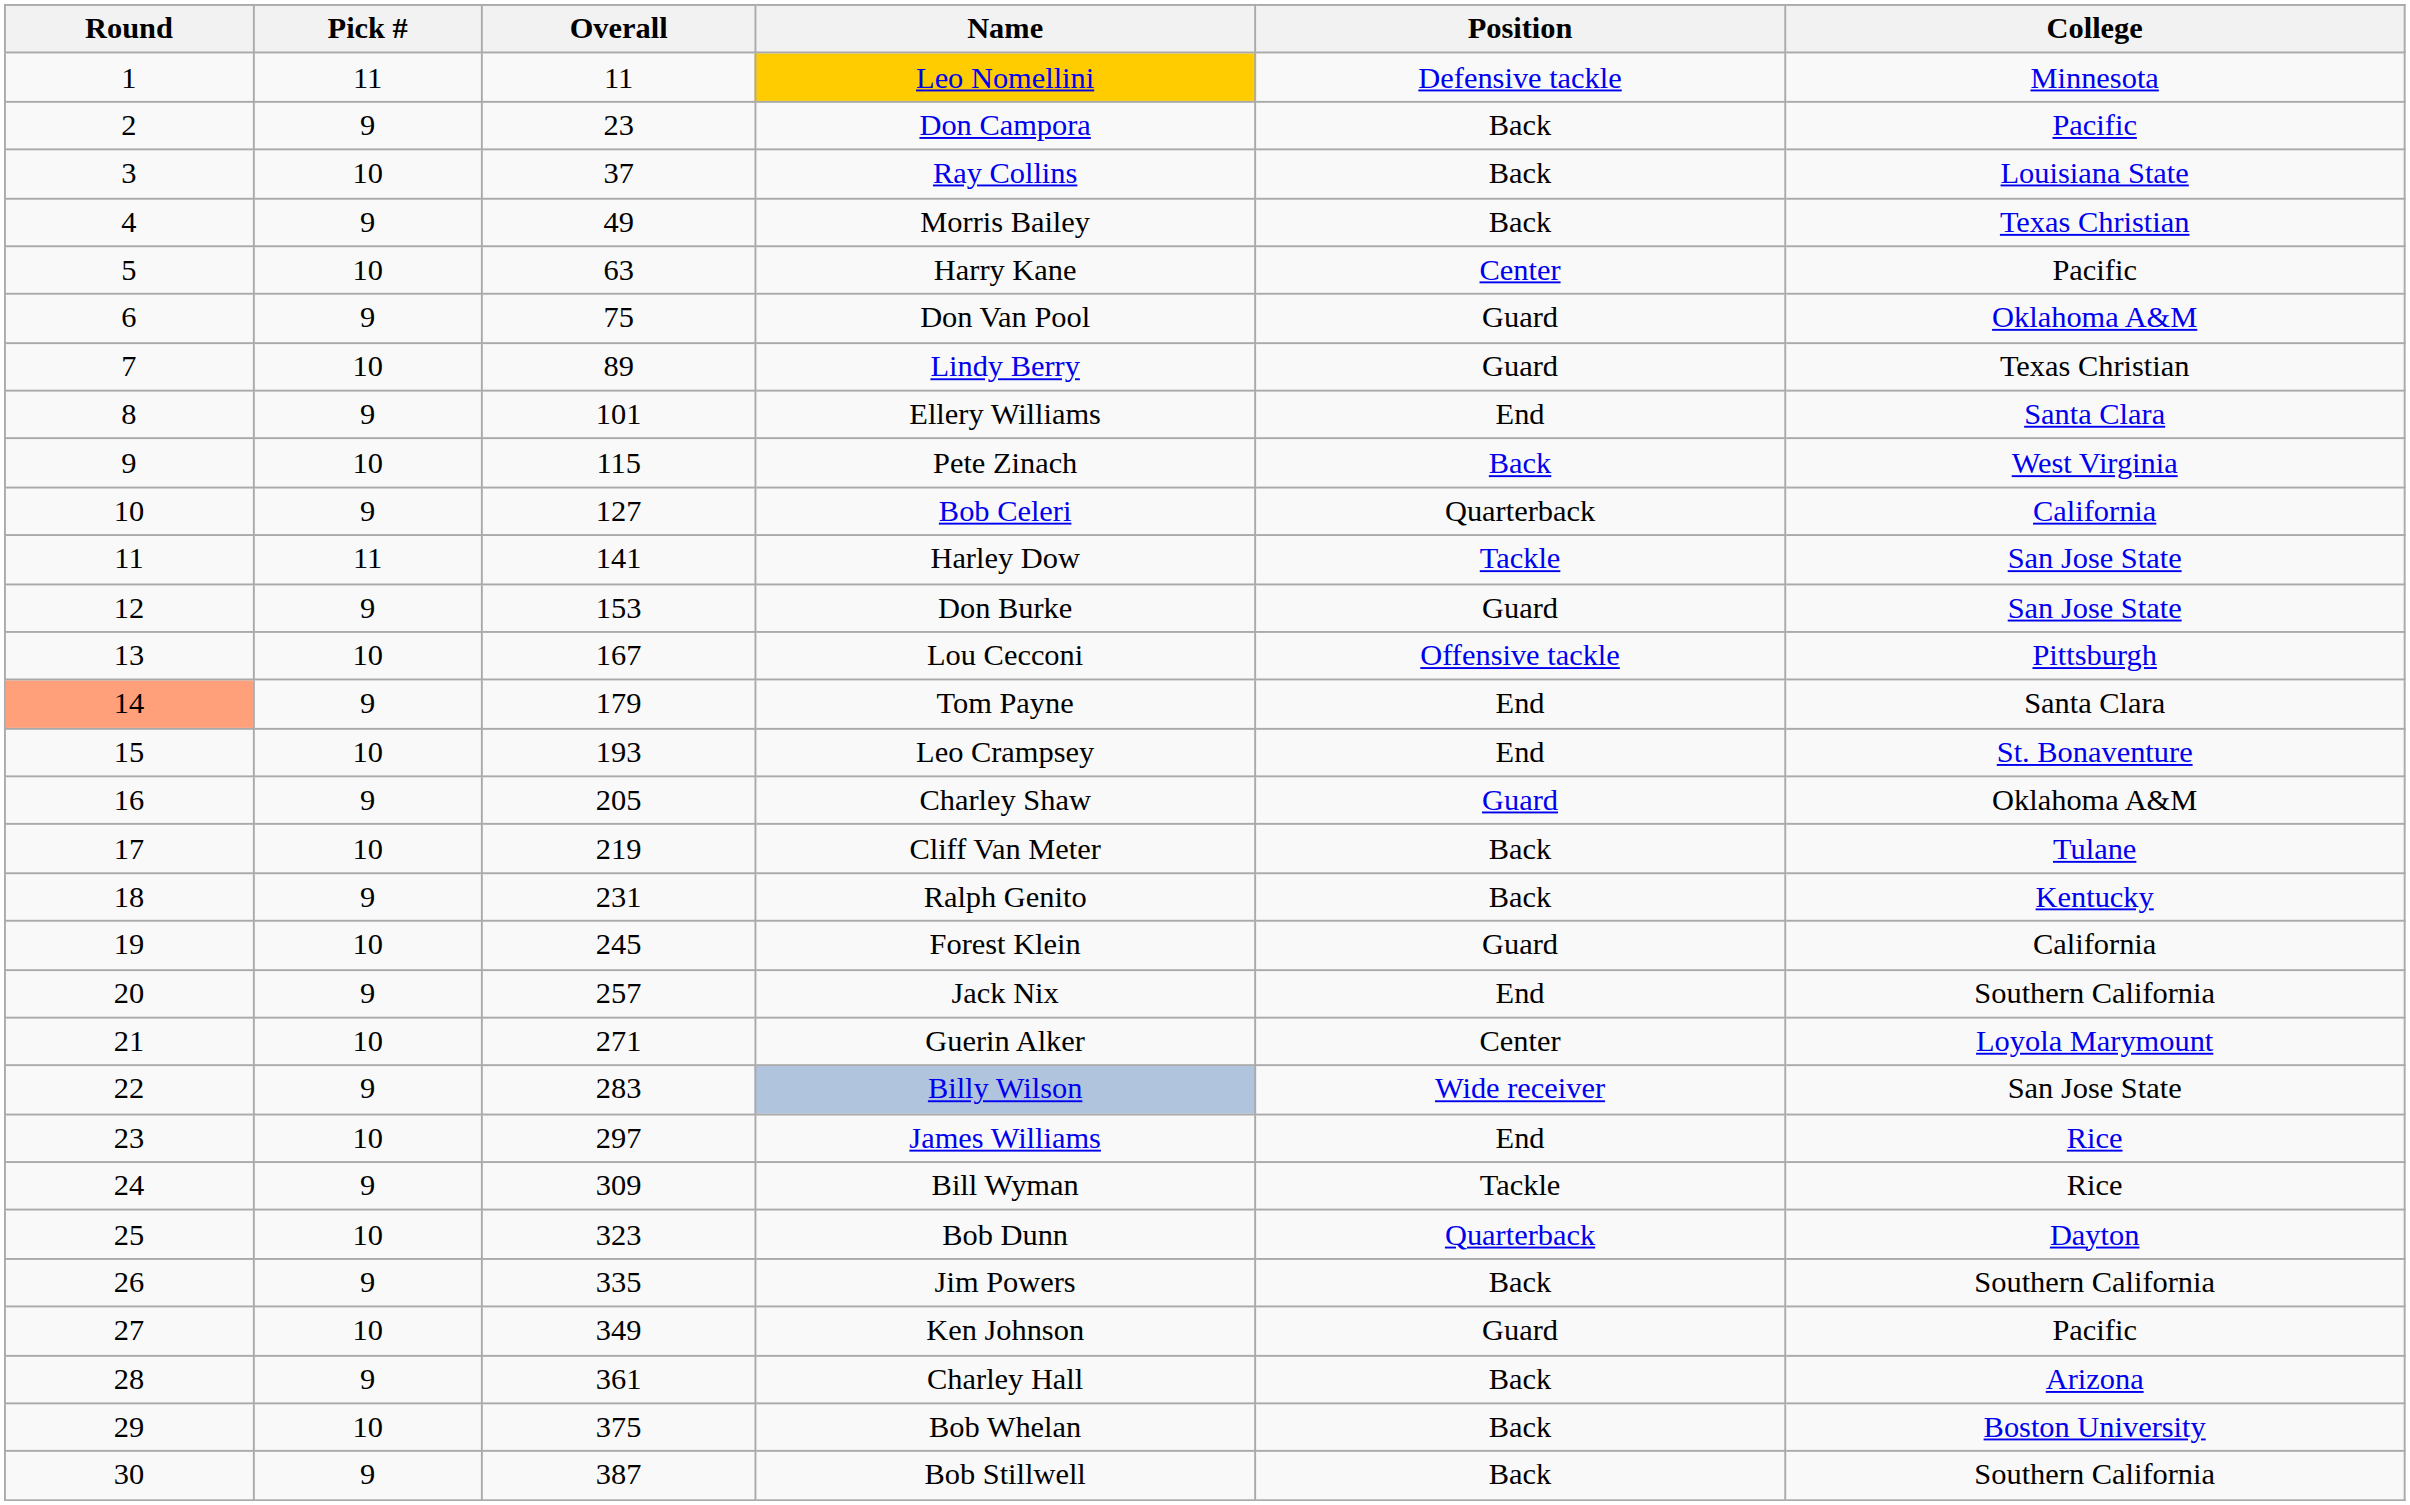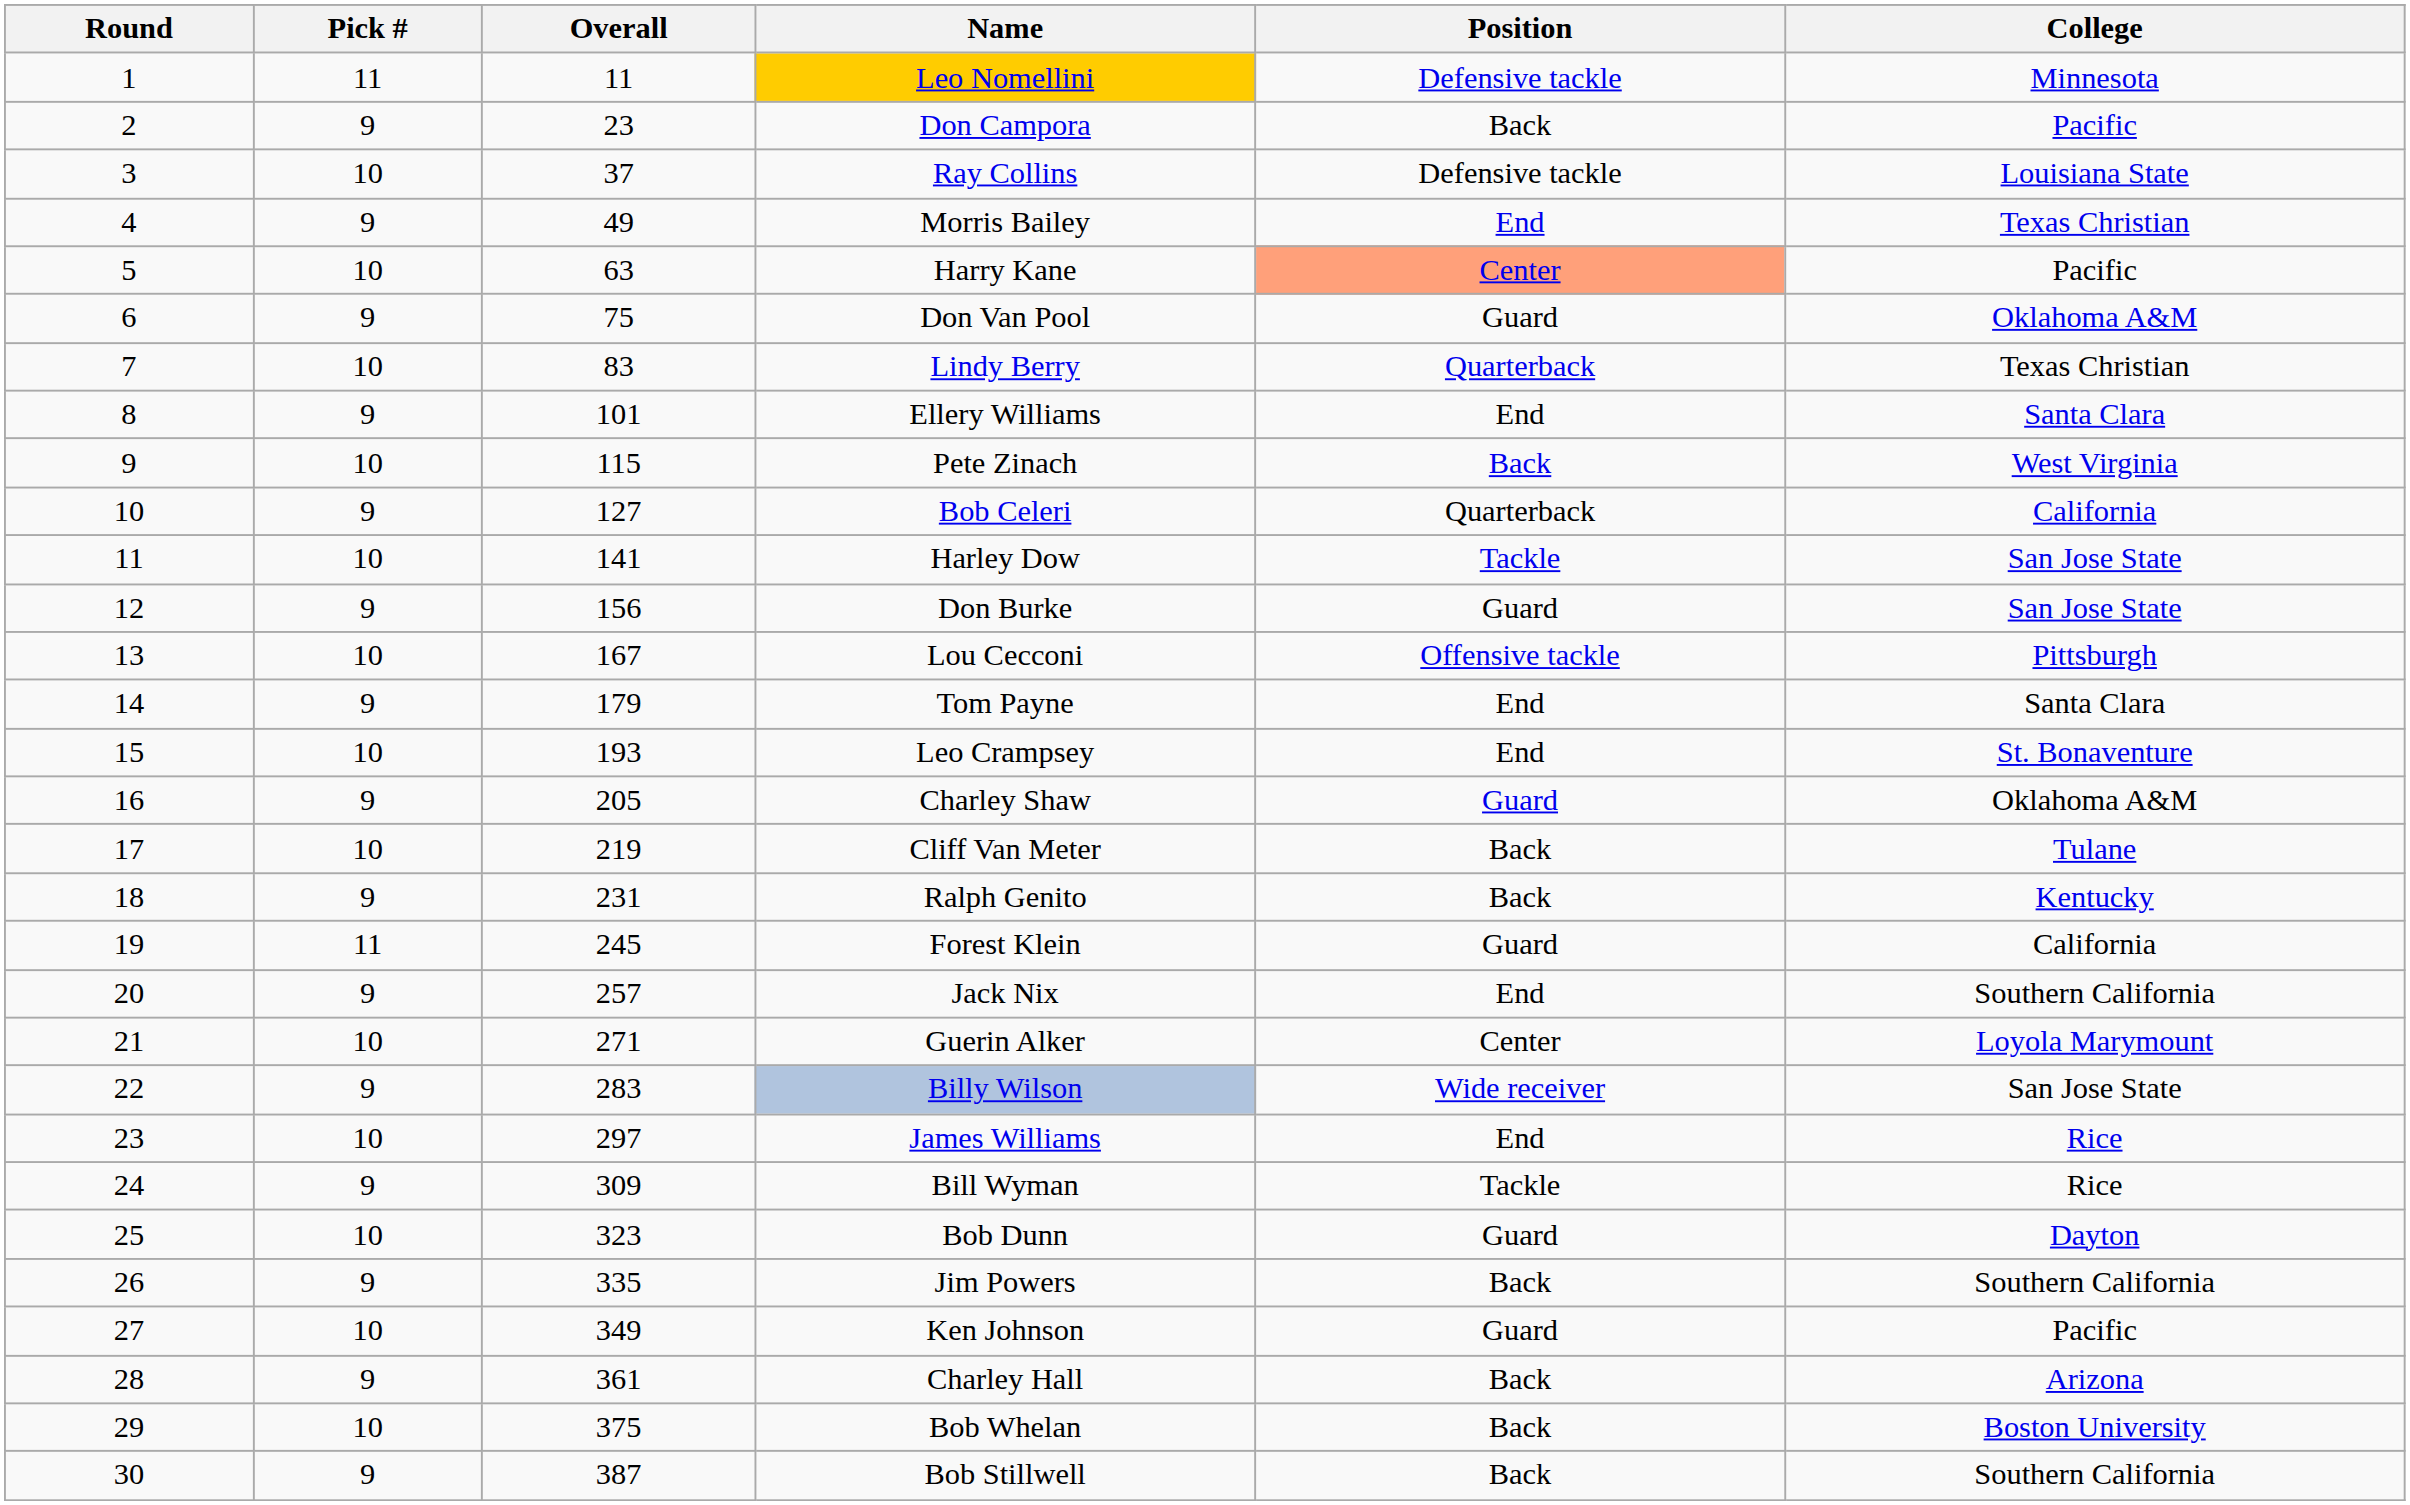(1520, 173) Back -> (1520, 173) Defensive tackle
(1520, 221) Back -> (1520, 221) End
(1520, 269) no background -> (1520, 269) lightsalmon background
(619, 366) 89 -> (619, 366) 83
(1520, 366) Guard -> (1520, 366) Quarterback
(368, 558) 11 -> (368, 558) 10
(619, 607) 153 -> (619, 607) 156
(129, 703) lightsalmon background -> (129, 703) no background
(368, 944) 10 -> (368, 944) 11
(1520, 1233) Quarterback -> (1520, 1233) Guard
